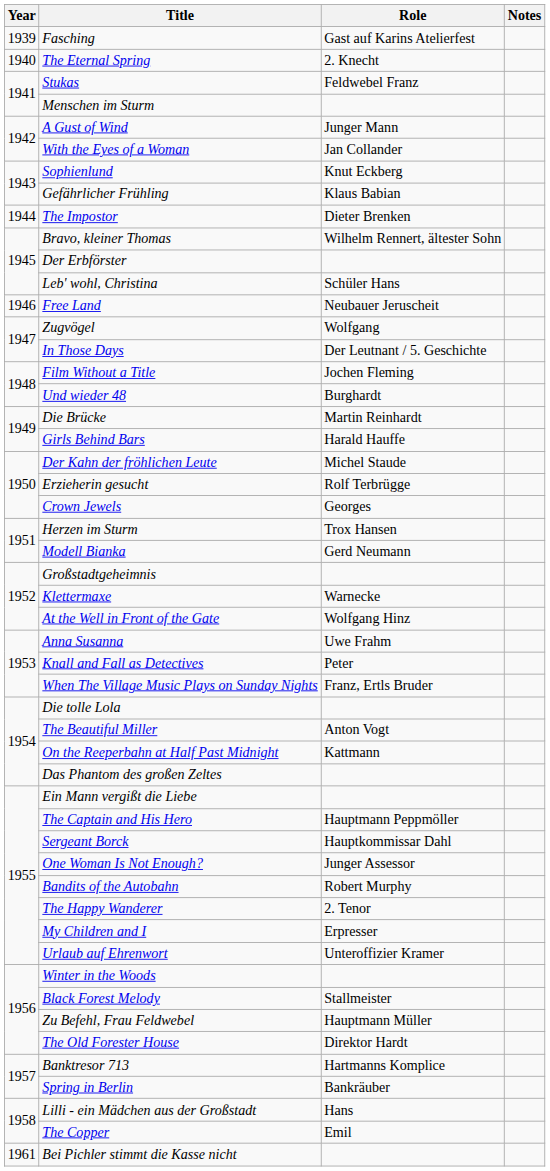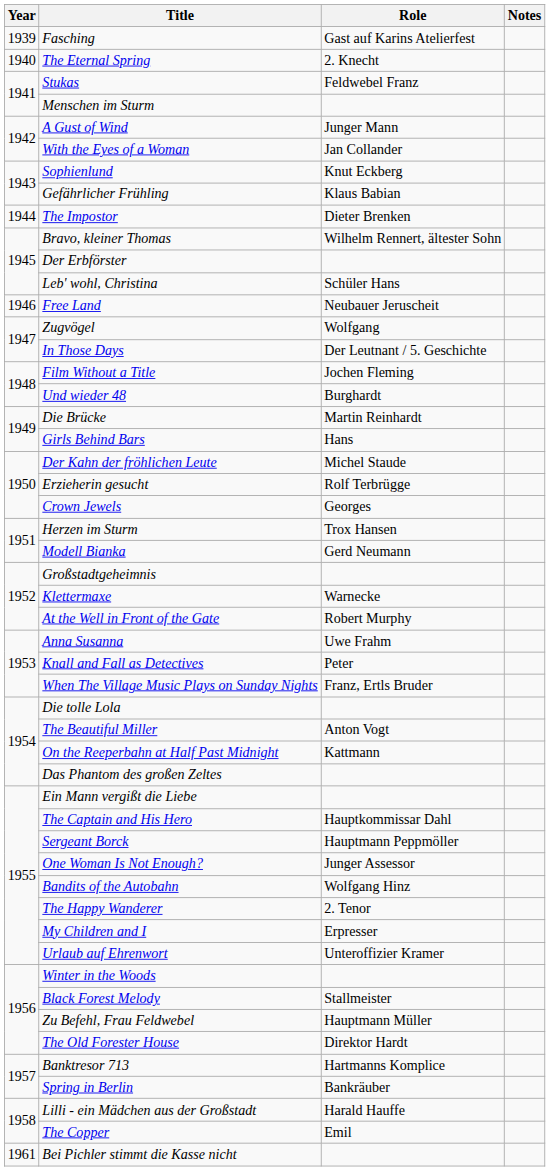(365, 439) Harald Hauffe -> (339, 439) Hans
(367, 618) Wolfgang Hinz -> (368, 618) Robert Murphy
(391, 819) Hauptmann Peppmöller -> (388, 819) Hauptkommissar Dahl
(388, 841) Hauptkommissar Dahl -> (391, 841) Hauptmann Peppmöller
(368, 886) Robert Murphy -> (367, 886) Wolfgang Hinz
(339, 1109) Hans -> (365, 1109) Harald Hauffe
